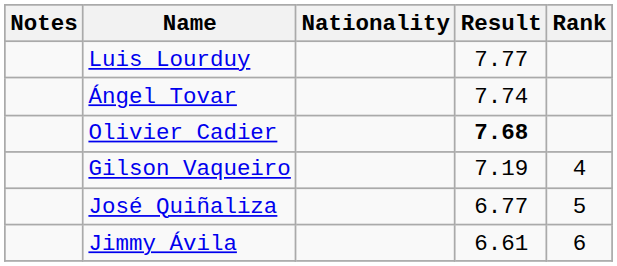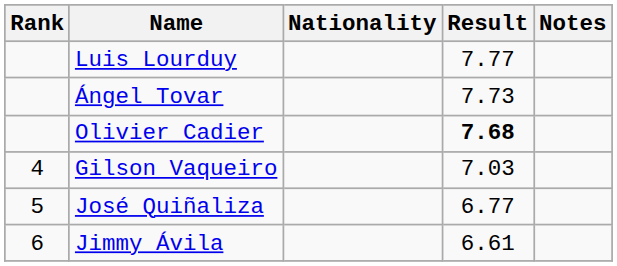columns swapped: (579, 23) <-> (44, 23)
(501, 97) 7.74 -> (488, 97) 7.73
(501, 170) 7.19 -> (488, 170) 7.03
